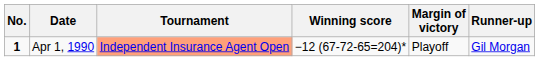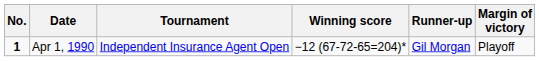columns swapped: (439, 21) <-> (502, 21)
(194, 47) lightsalmon background -> (194, 47) no background
